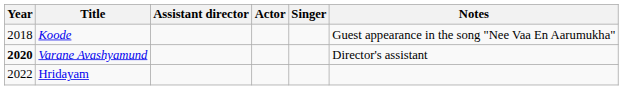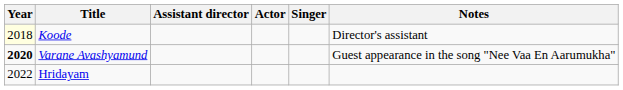(20, 34) no background -> (20, 34) lightyellow background
(474, 34) Guest appearance in the song "Nee Vaa En Aarumukha" -> (380, 34) Director's assistant
(380, 54) Director's assistant -> (474, 54) Guest appearance in the song "Nee Vaa En Aarumukha"
